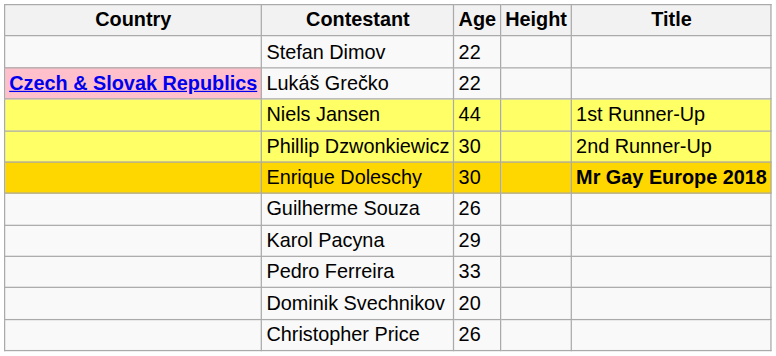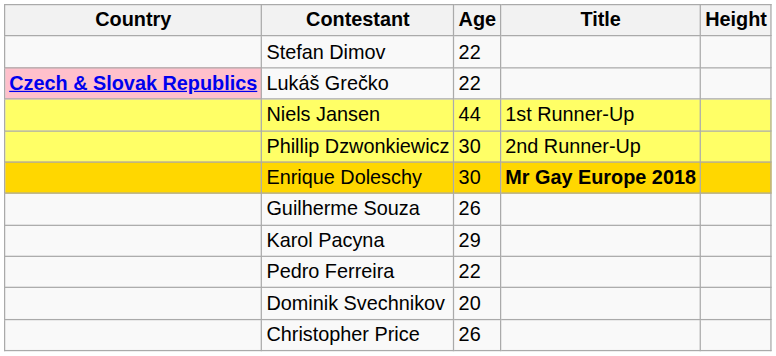columns swapped: (536, 20) <-> (671, 20)
(470, 271) 33 -> (470, 271) 22
